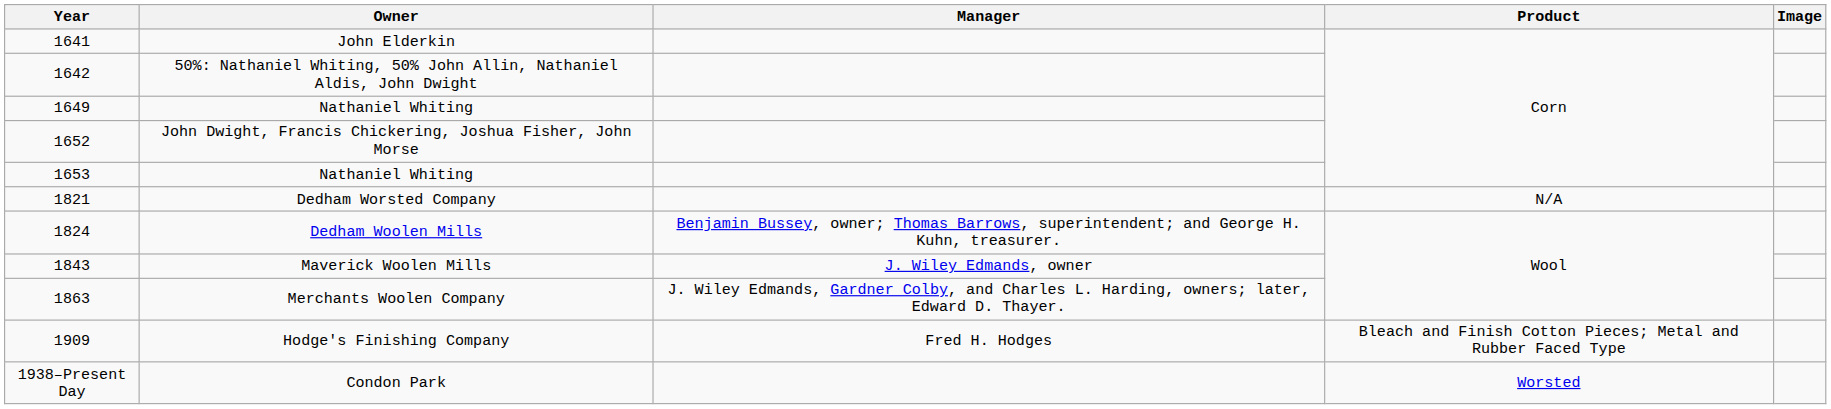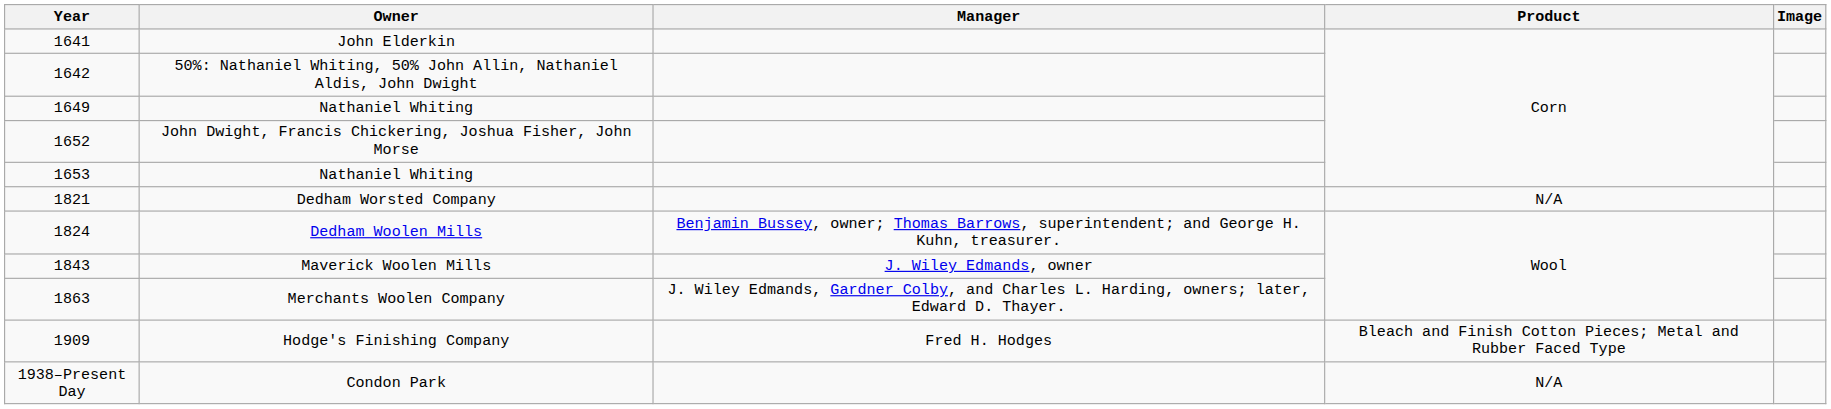(1549, 383) Worsted -> (1549, 383) N/A
